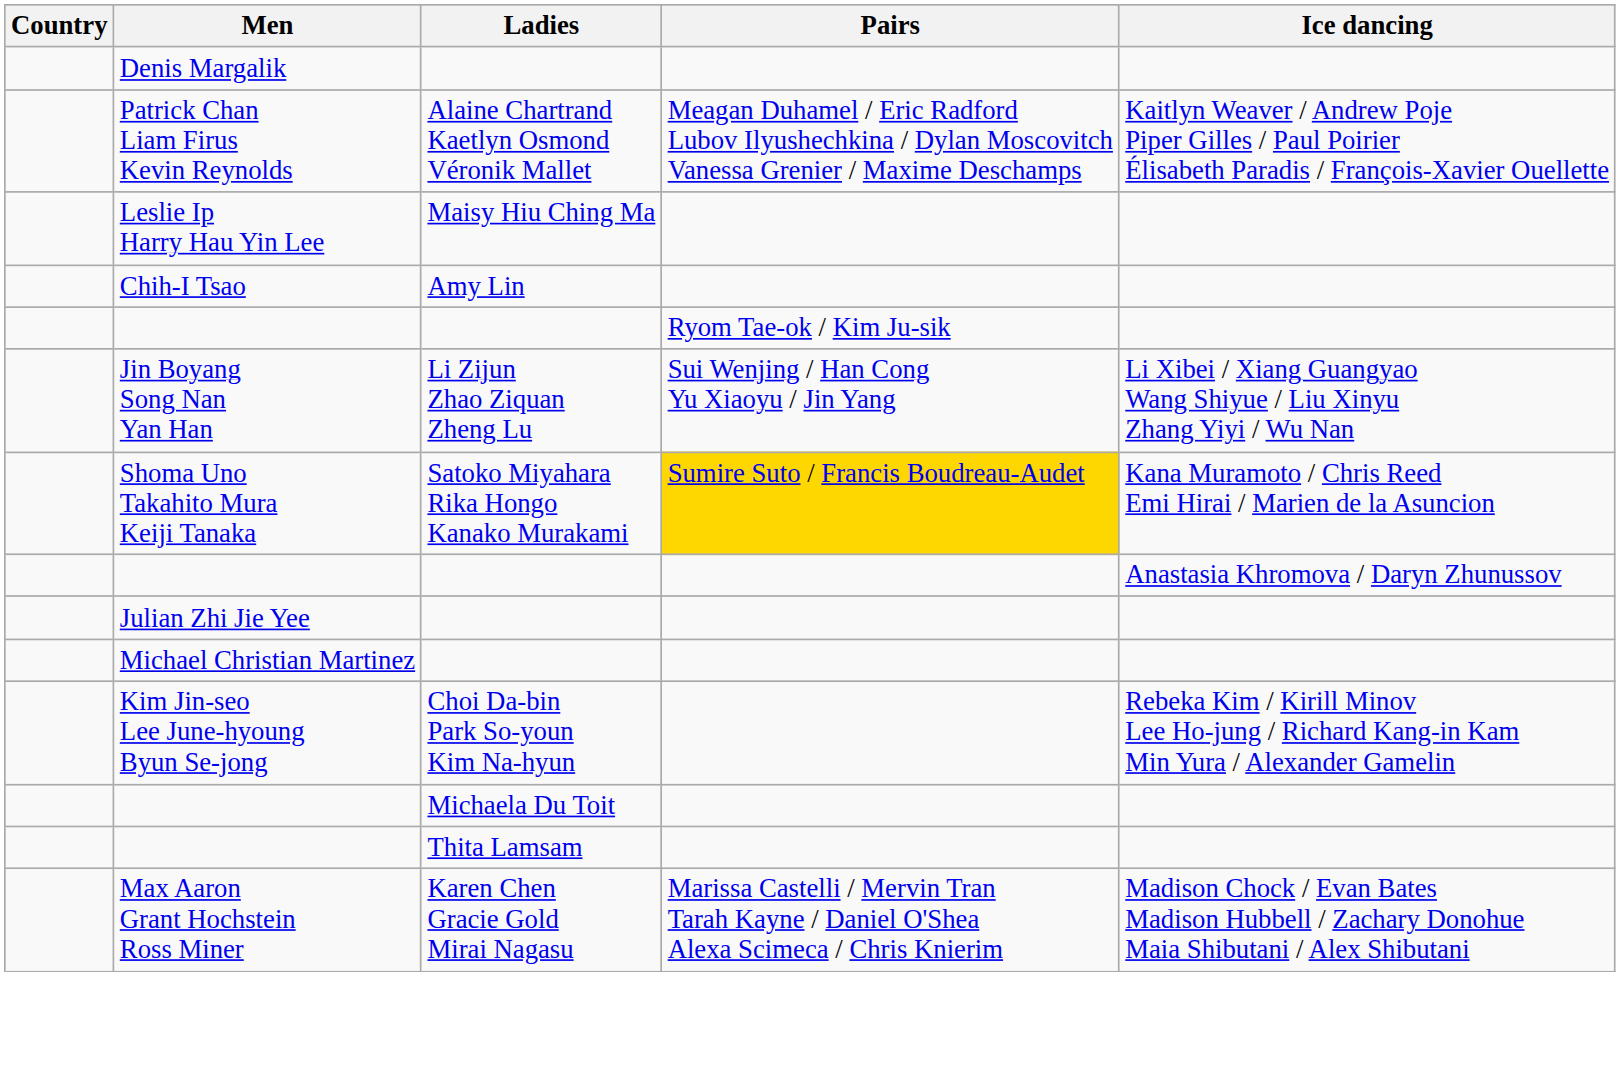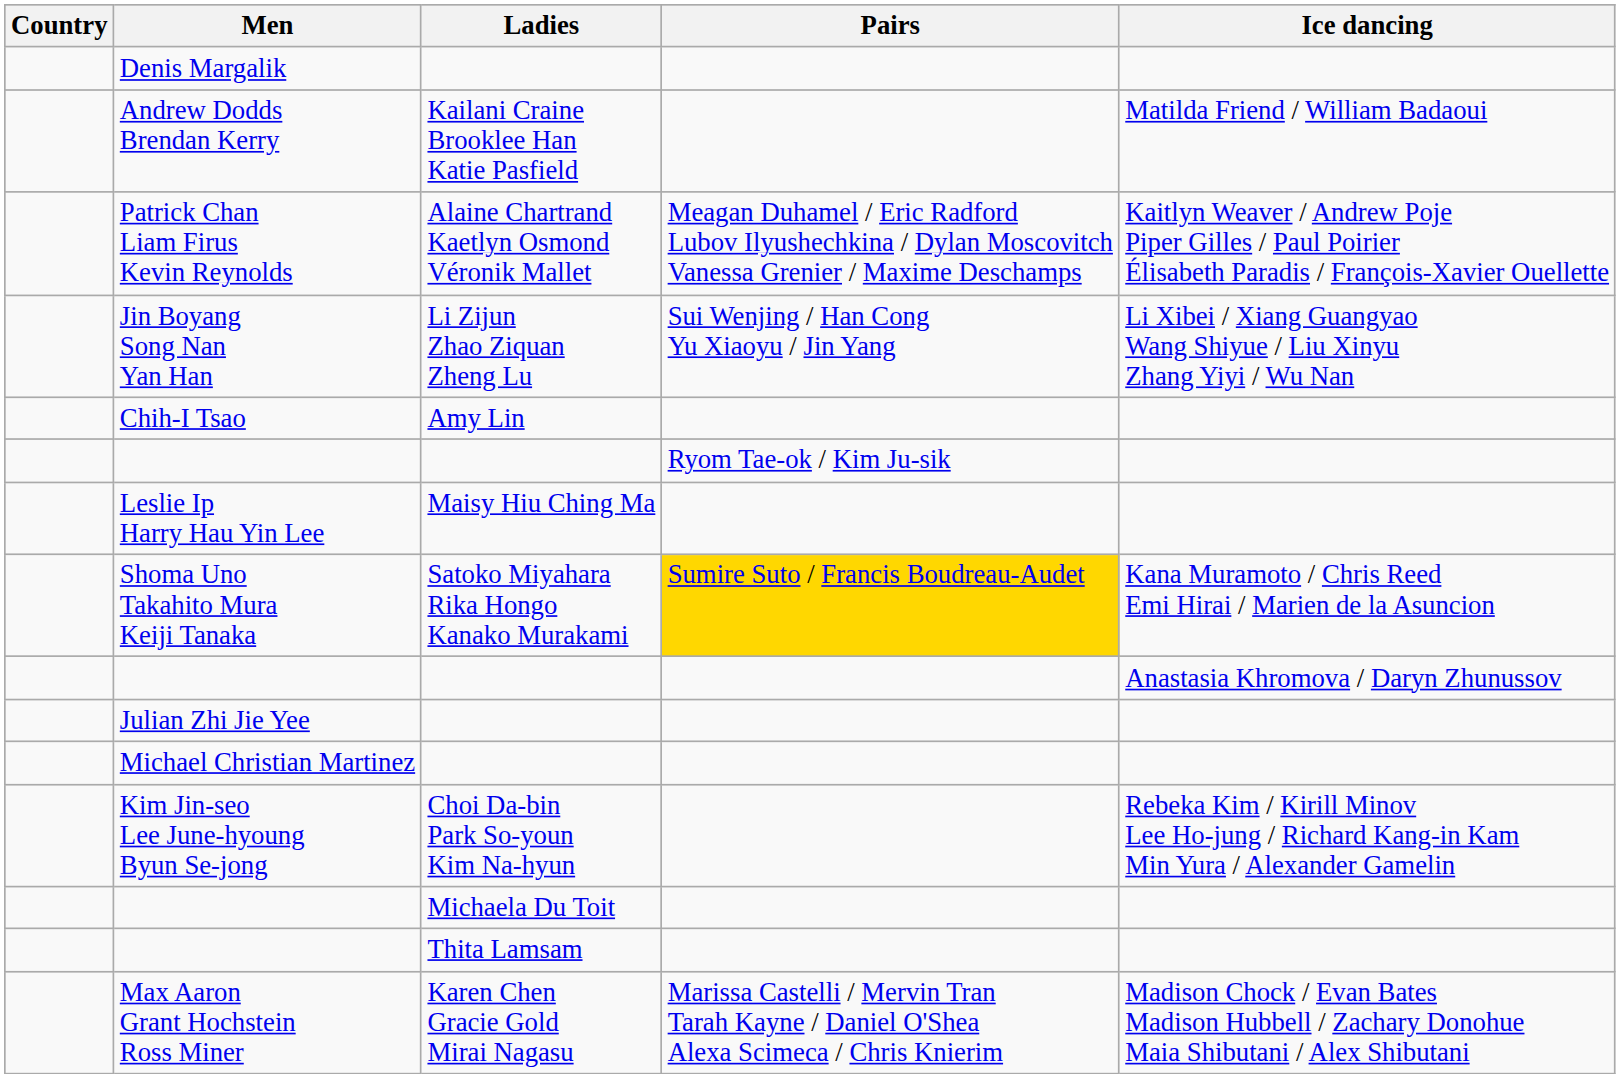+ row: (201, 125)
rows swapped: (180, 400) <-> (222, 227)
